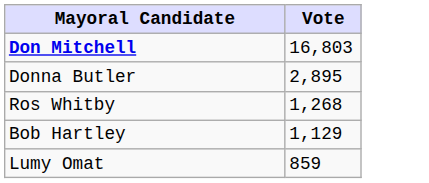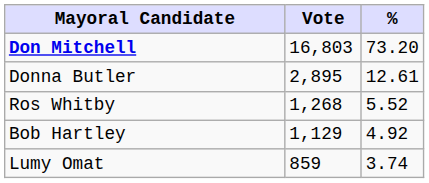+ column: (392, 19)
